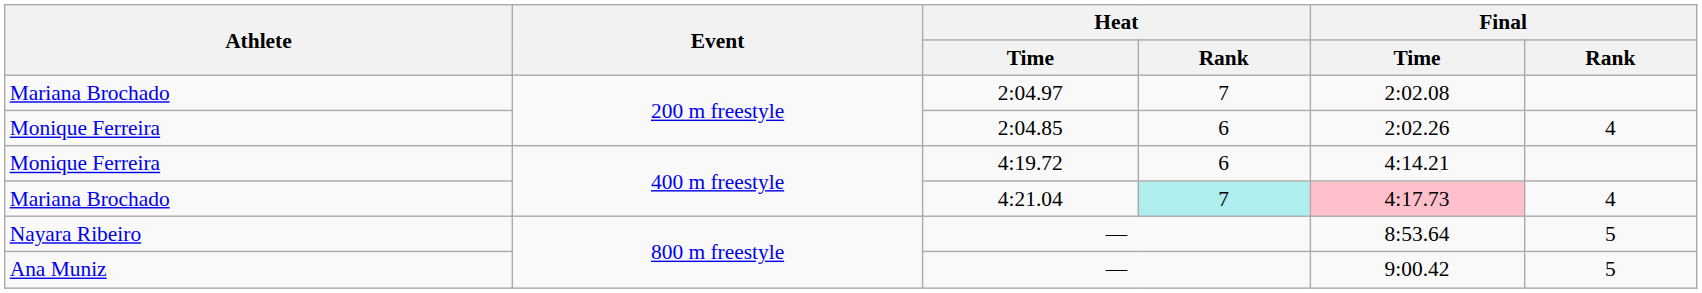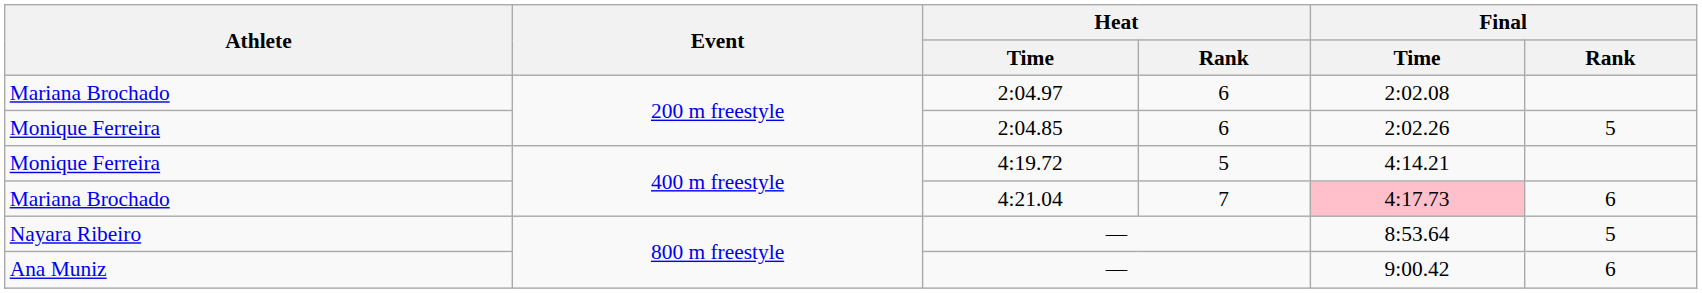(1224, 93) 7 -> (1224, 93) 6
(1610, 128) 4 -> (1610, 128) 5
(1224, 163) 6 -> (1224, 163) 5
(1224, 199) paleturquoise background -> (1224, 199) no background
(1610, 199) 4 -> (1610, 199) 6
(1610, 269) 5 -> (1610, 269) 6
